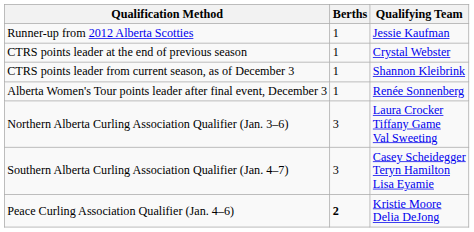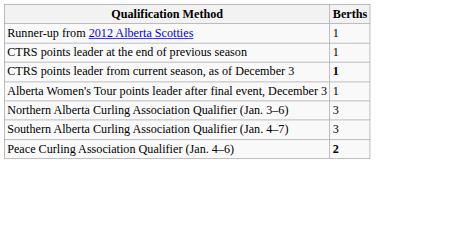- column: (419, 14)
(336, 71) normal -> (336, 71) bold
